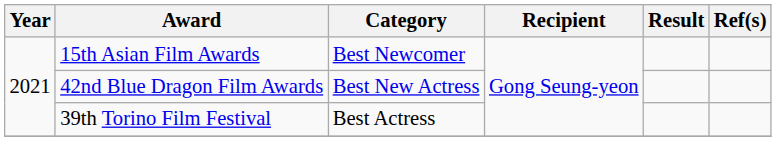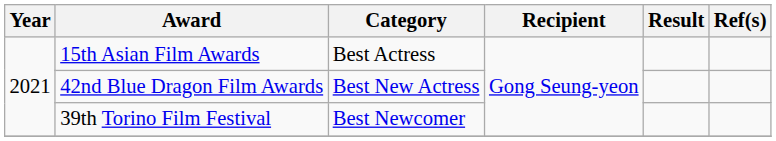(399, 53) Best Newcomer -> (384, 53) Best Actress
(384, 119) Best Actress -> (399, 119) Best Newcomer
